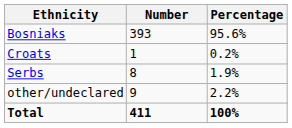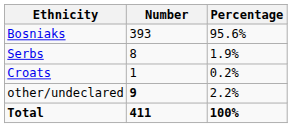rows swapped: (26, 73) <-> (29, 54)
(133, 93) normal -> (133, 93) bold
